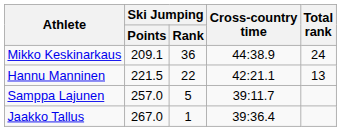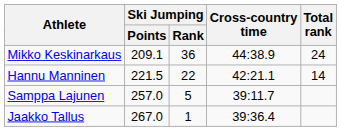(318, 76) 13 -> (318, 76) 14
